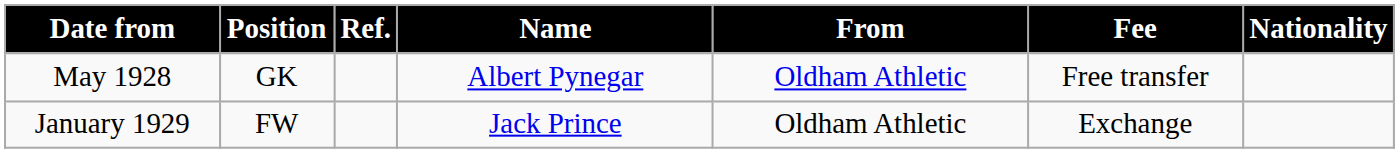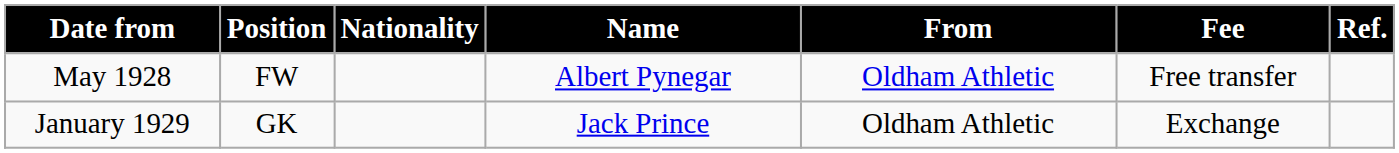columns swapped: (1318, 28) <-> (366, 28)
(277, 76) GK -> (277, 76) FW
(277, 124) FW -> (277, 124) GK
